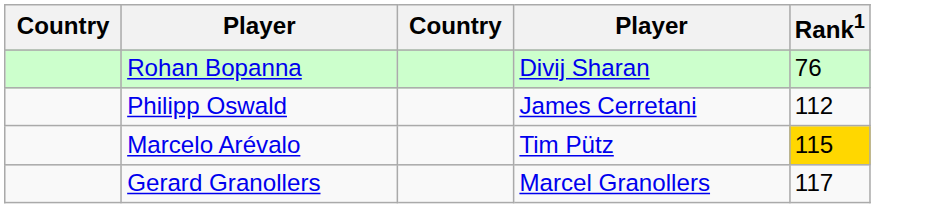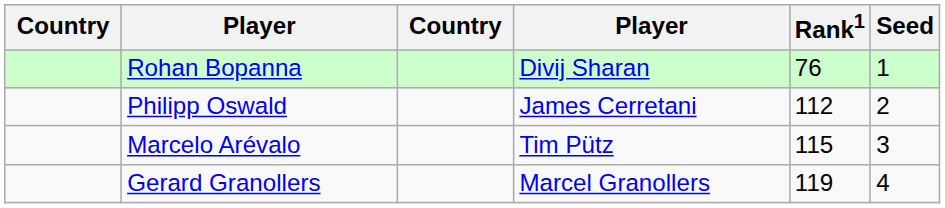+ column: (905, 26)
(814, 145) gold background -> (814, 145) no background
(814, 183) 117 -> (814, 183) 119
